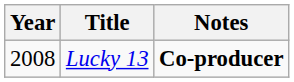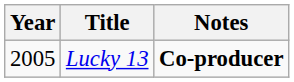(33, 58) 2008 -> (33, 58) 2005
